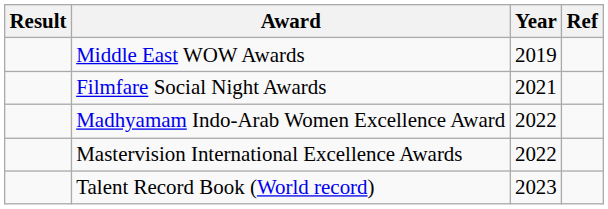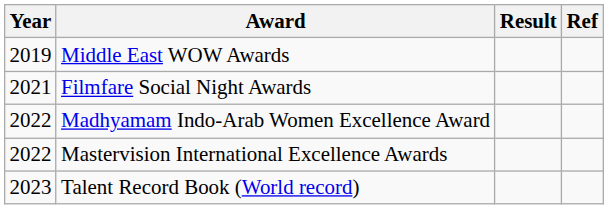columns swapped: (536, 21) <-> (38, 21)
